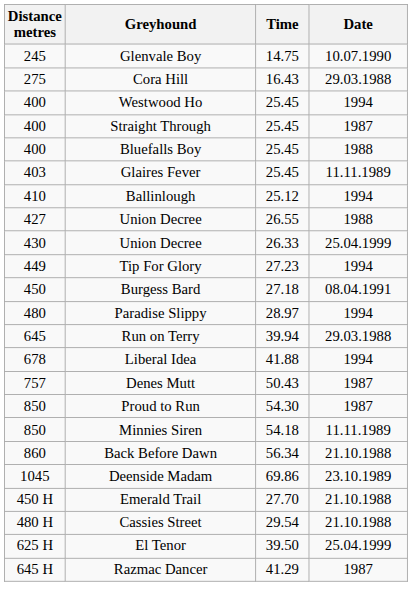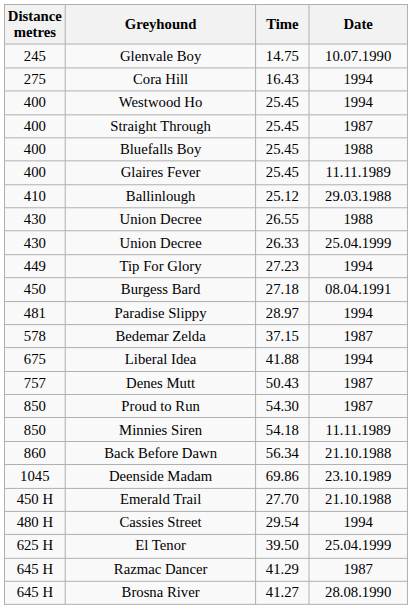(358, 79) 29.03.1988 -> (358, 79) 1994
(35, 172) 403 -> (35, 172) 400
(358, 196) 1994 -> (358, 196) 29.03.1988
(35, 219) 427 -> (35, 219) 430
(35, 312) 480 -> (35, 312) 481
+ row: (161, 336)
- row: (161, 336)
(35, 359) 678 -> (35, 359) 675
(358, 522) 21.10.1988 -> (358, 522) 1994
+ row: (161, 593)
